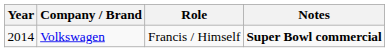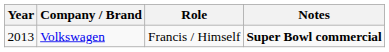(21, 36) 2014 -> (21, 36) 2013
